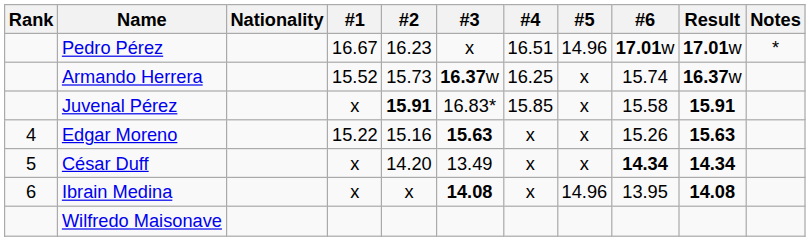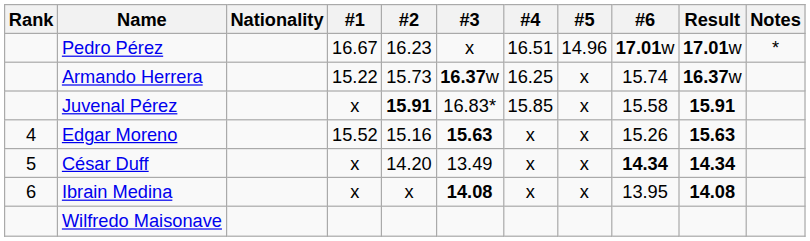(355, 77) 15.52 -> (355, 77) 15.22
(355, 135) 15.22 -> (355, 135) 15.52
(584, 192) 14.96 -> (584, 192) x
